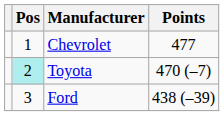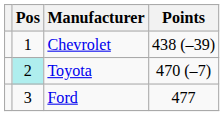(184, 44) 477 -> (184, 44) 438 (–39)
(184, 97) 438 (–39) -> (184, 97) 477
